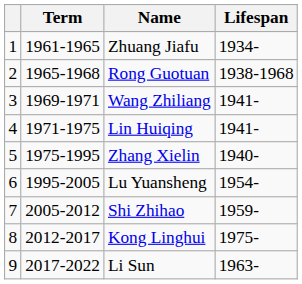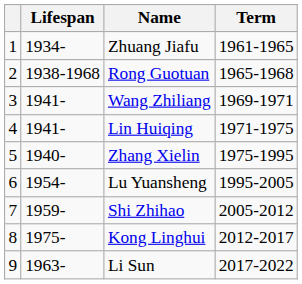columns swapped: (63, 18) <-> (256, 18)
